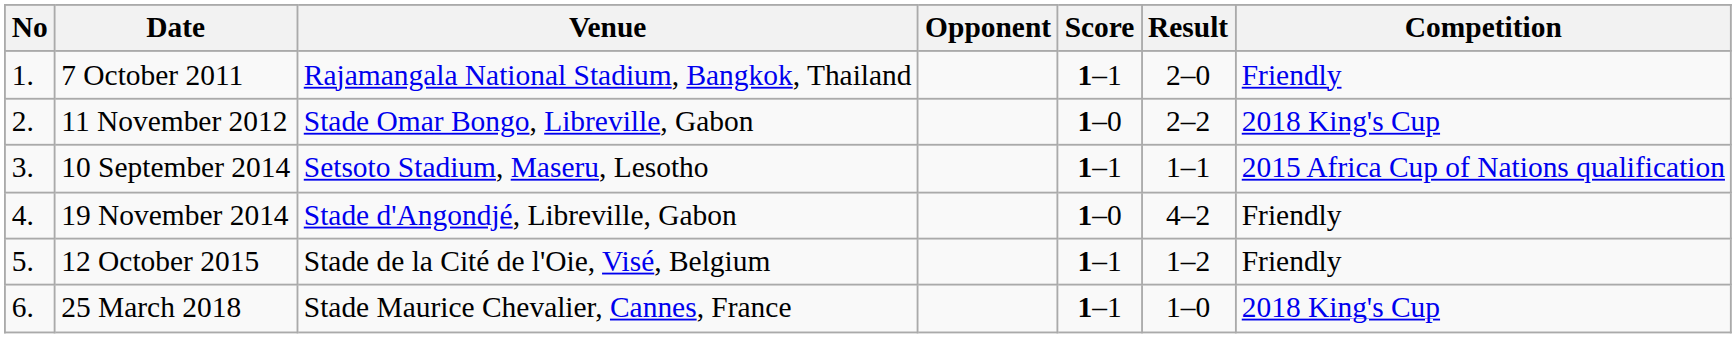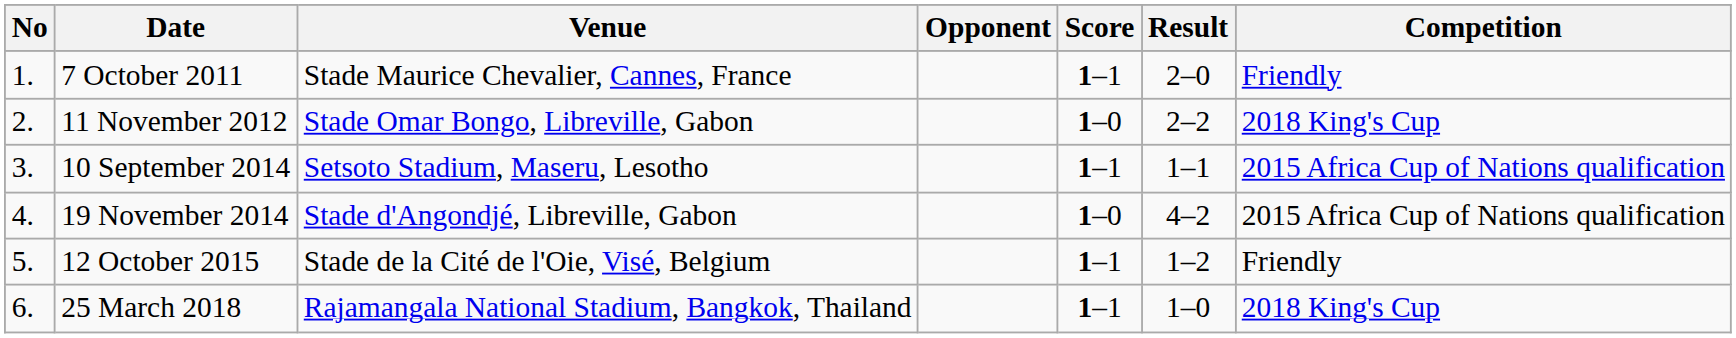(608, 74) Rajamangala National Stadium, Bangkok, Thailand -> (548, 74) Stade Maurice Chevalier, Cannes, France
(1292, 214) Friendly -> (1483, 214) 2015 Africa Cup of Nations qualification
(548, 307) Stade Maurice Chevalier, Cannes, France -> (608, 307) Rajamangala National Stadium, Bangkok, Thailand
